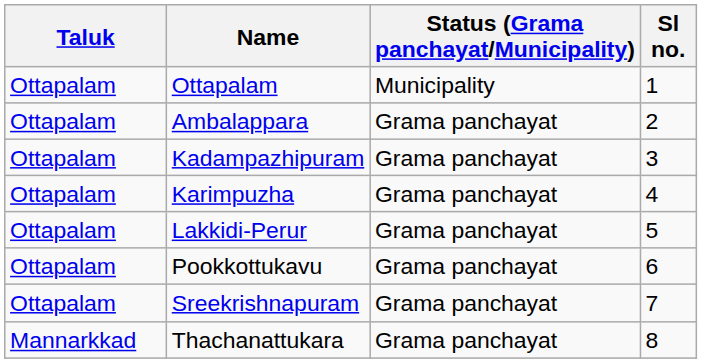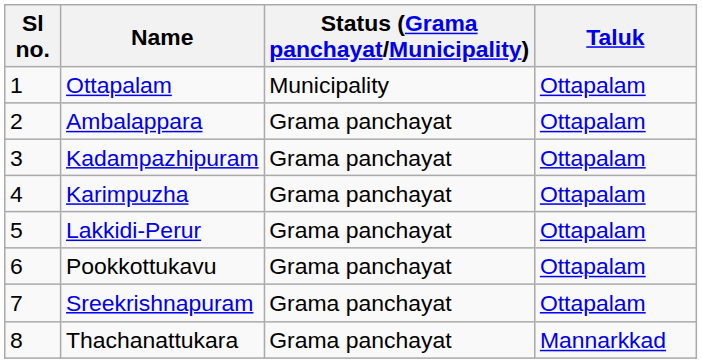columns swapped: (668, 36) <-> (86, 36)
